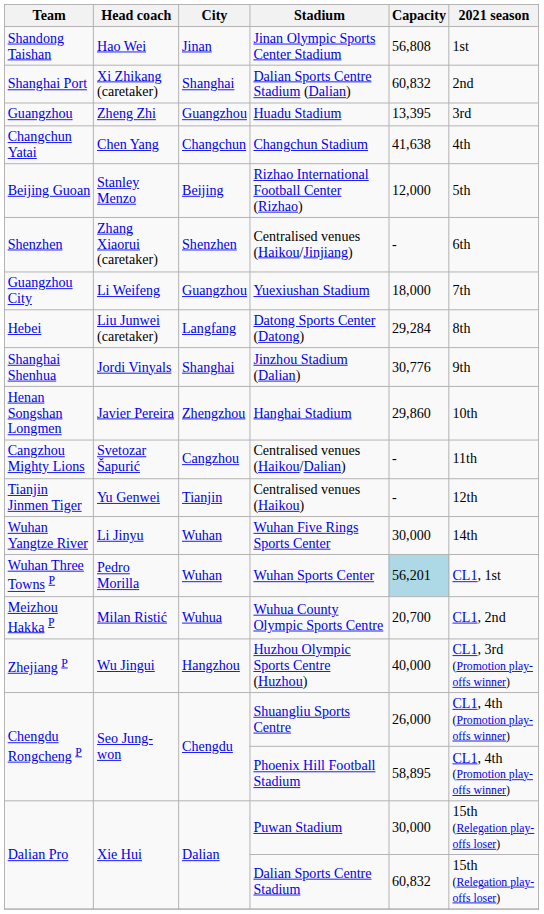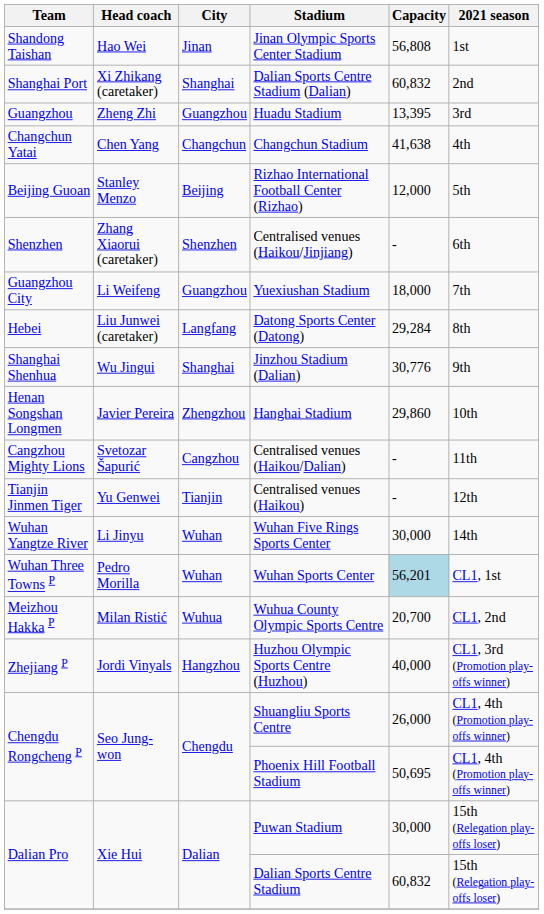(134, 367) Jordi Vinyals -> (126, 367) Wu Jingui
(126, 665) Wu Jingui -> (134, 665) Jordi Vinyals
(411, 773) 58,895 -> (411, 773) 50,695
